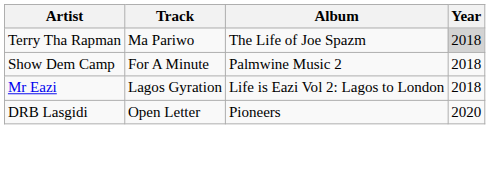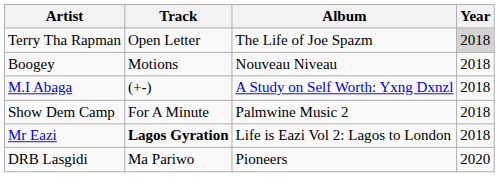(161, 40) Ma Pariwo -> (164, 40) Open Letter
+ row: (31, 64)
+ row: (40, 87)
(175, 87) normal -> (178, 135) bold
(164, 111) Open Letter -> (161, 159) Ma Pariwo
